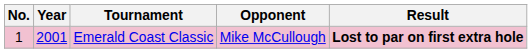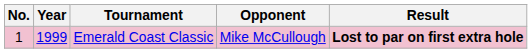(52, 37) 2001 -> (52, 37) 1999
